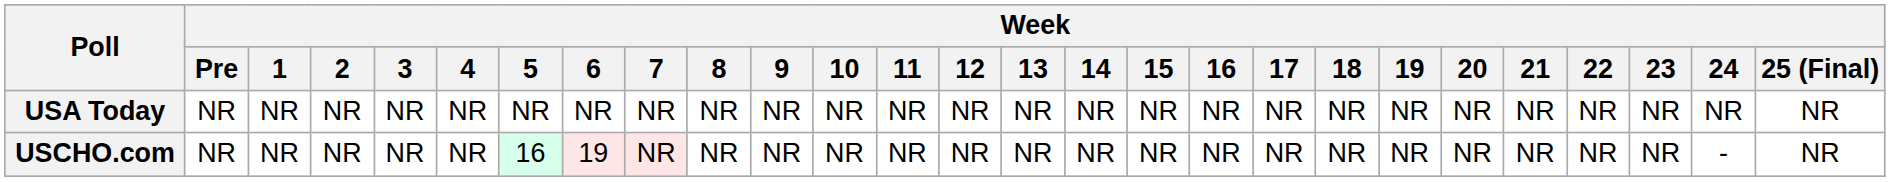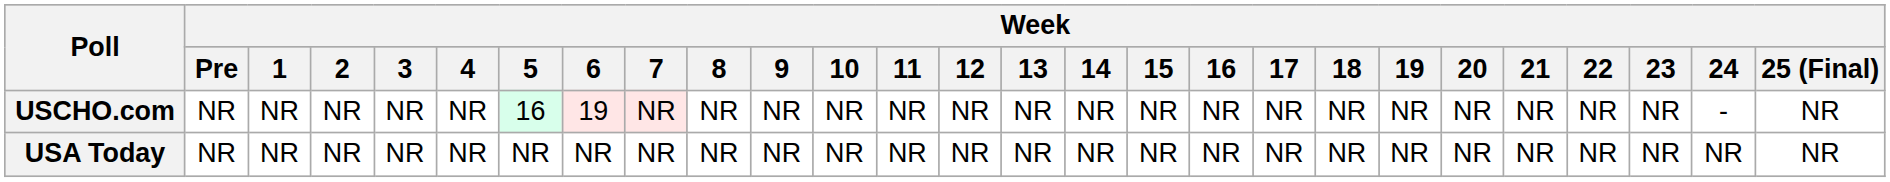rows swapped: (95, 153) <-> (95, 111)
